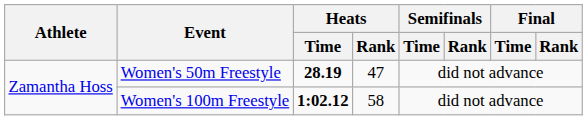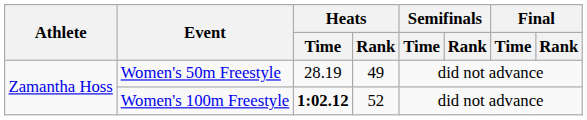(323, 73) bold -> (323, 73) normal
(376, 73) 47 -> (376, 73) 49
(376, 101) 58 -> (376, 101) 52
